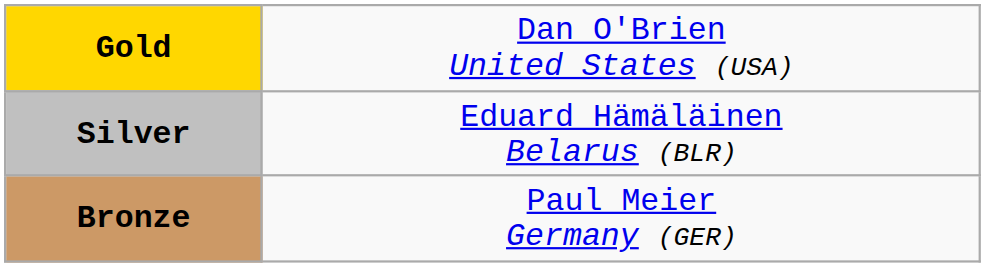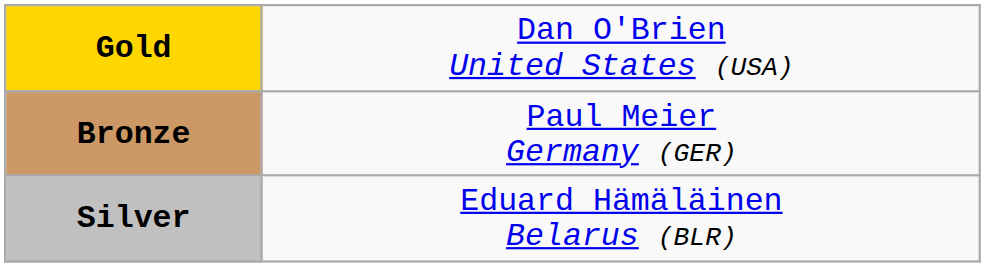rows swapped: (134, 134) <-> (134, 219)
